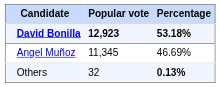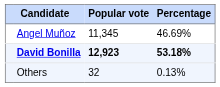rows swapped: (49, 33) <-> (46, 53)
(171, 72) bold -> (171, 72) normal
